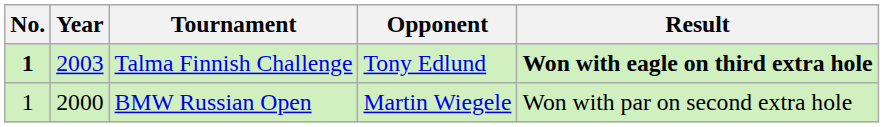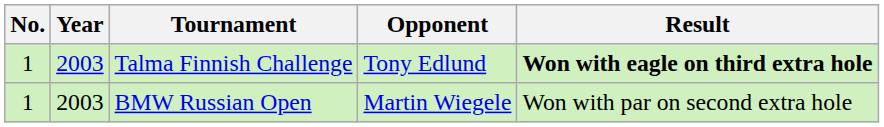(28, 63) bold -> (28, 63) normal
(80, 102) 2000 -> (80, 102) 2003
